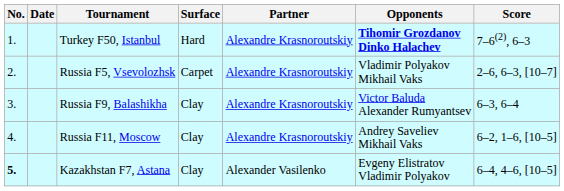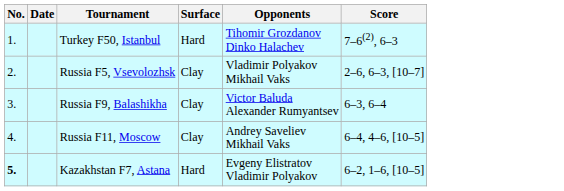- column: (289, 14)
(409, 39) bold -> (273, 39) normal
(197, 72) Carpet -> (192, 72) Clay
(517, 137) 6–2, 1–6, [10–5] -> (384, 137) 6–4, 4–6, [10–5]
(192, 169) Clay -> (193, 169) Hard
(517, 169) 6–4, 4–6, [10–5] -> (384, 169) 6–2, 1–6, [10–5]
